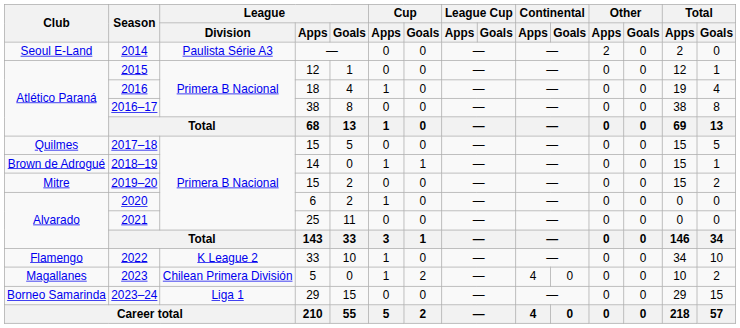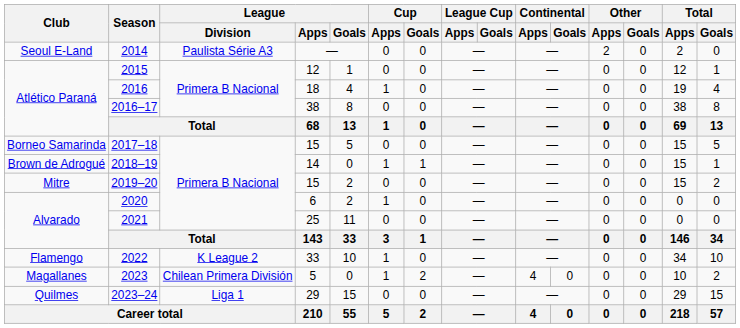(56, 145) Quilmes -> (56, 145) Borneo Samarinda
(56, 295) Borneo Samarinda -> (56, 295) Quilmes
